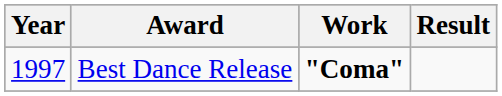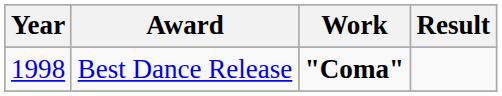(38, 68) 1997 -> (38, 68) 1998
